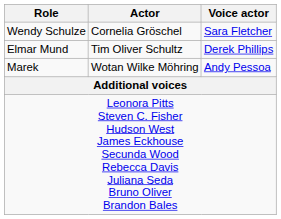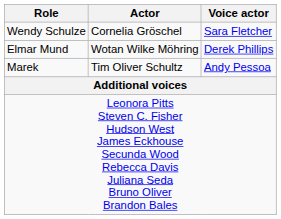(137, 49) Tim Oliver Schultz -> (145, 49) Wotan Wilke Möhring
(145, 67) Wotan Wilke Möhring -> (137, 67) Tim Oliver Schultz
